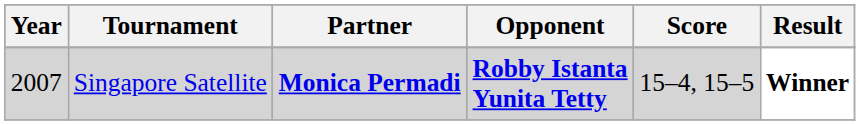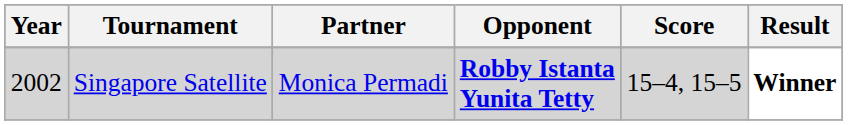(36, 82) 2007 -> (36, 82) 2002
(370, 82) bold -> (363, 82) normal
